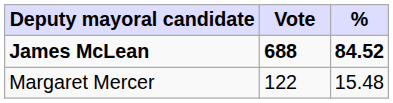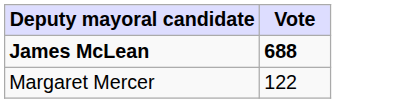- column: (359, 20)
